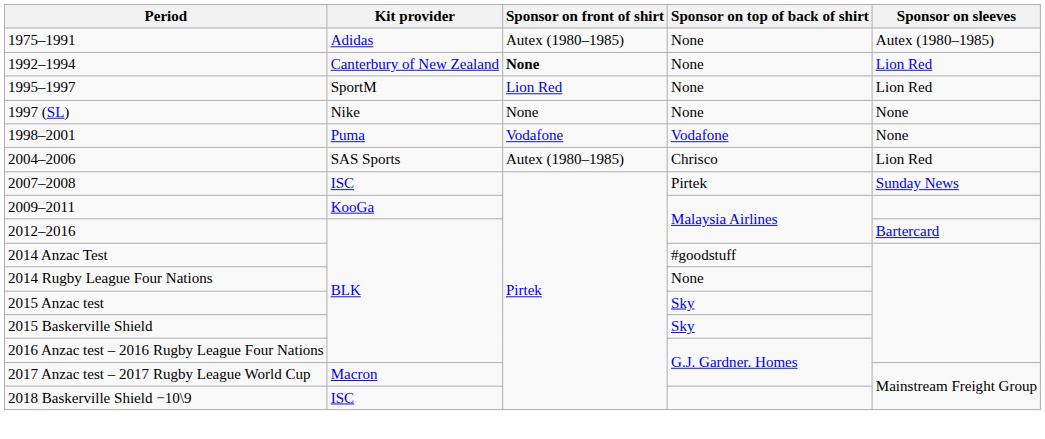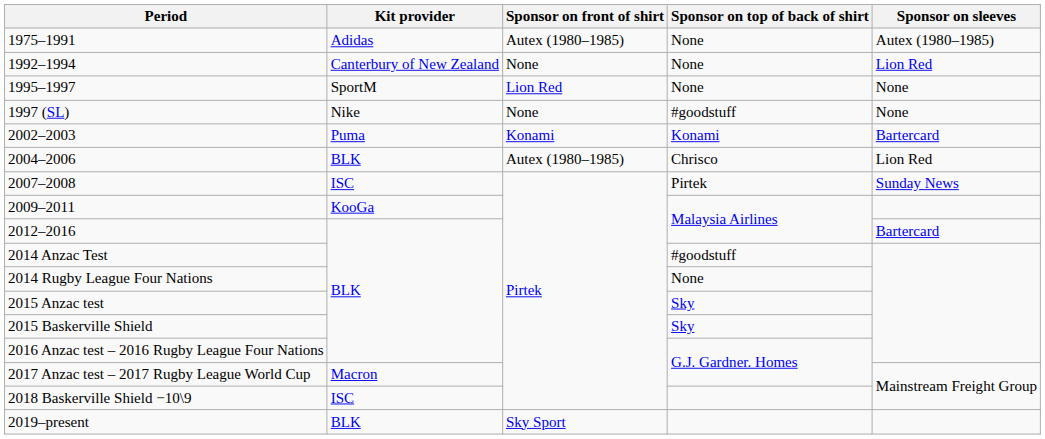(523, 64) bold -> (522, 64) normal
(904, 87) Lion Red -> (892, 87) None
(687, 111) None -> (704, 111) #goodstuff
- row: (42, 135)
+ row: (42, 135)
(366, 159) SAS Sports -> (346, 159) BLK
+ row: (48, 421)
